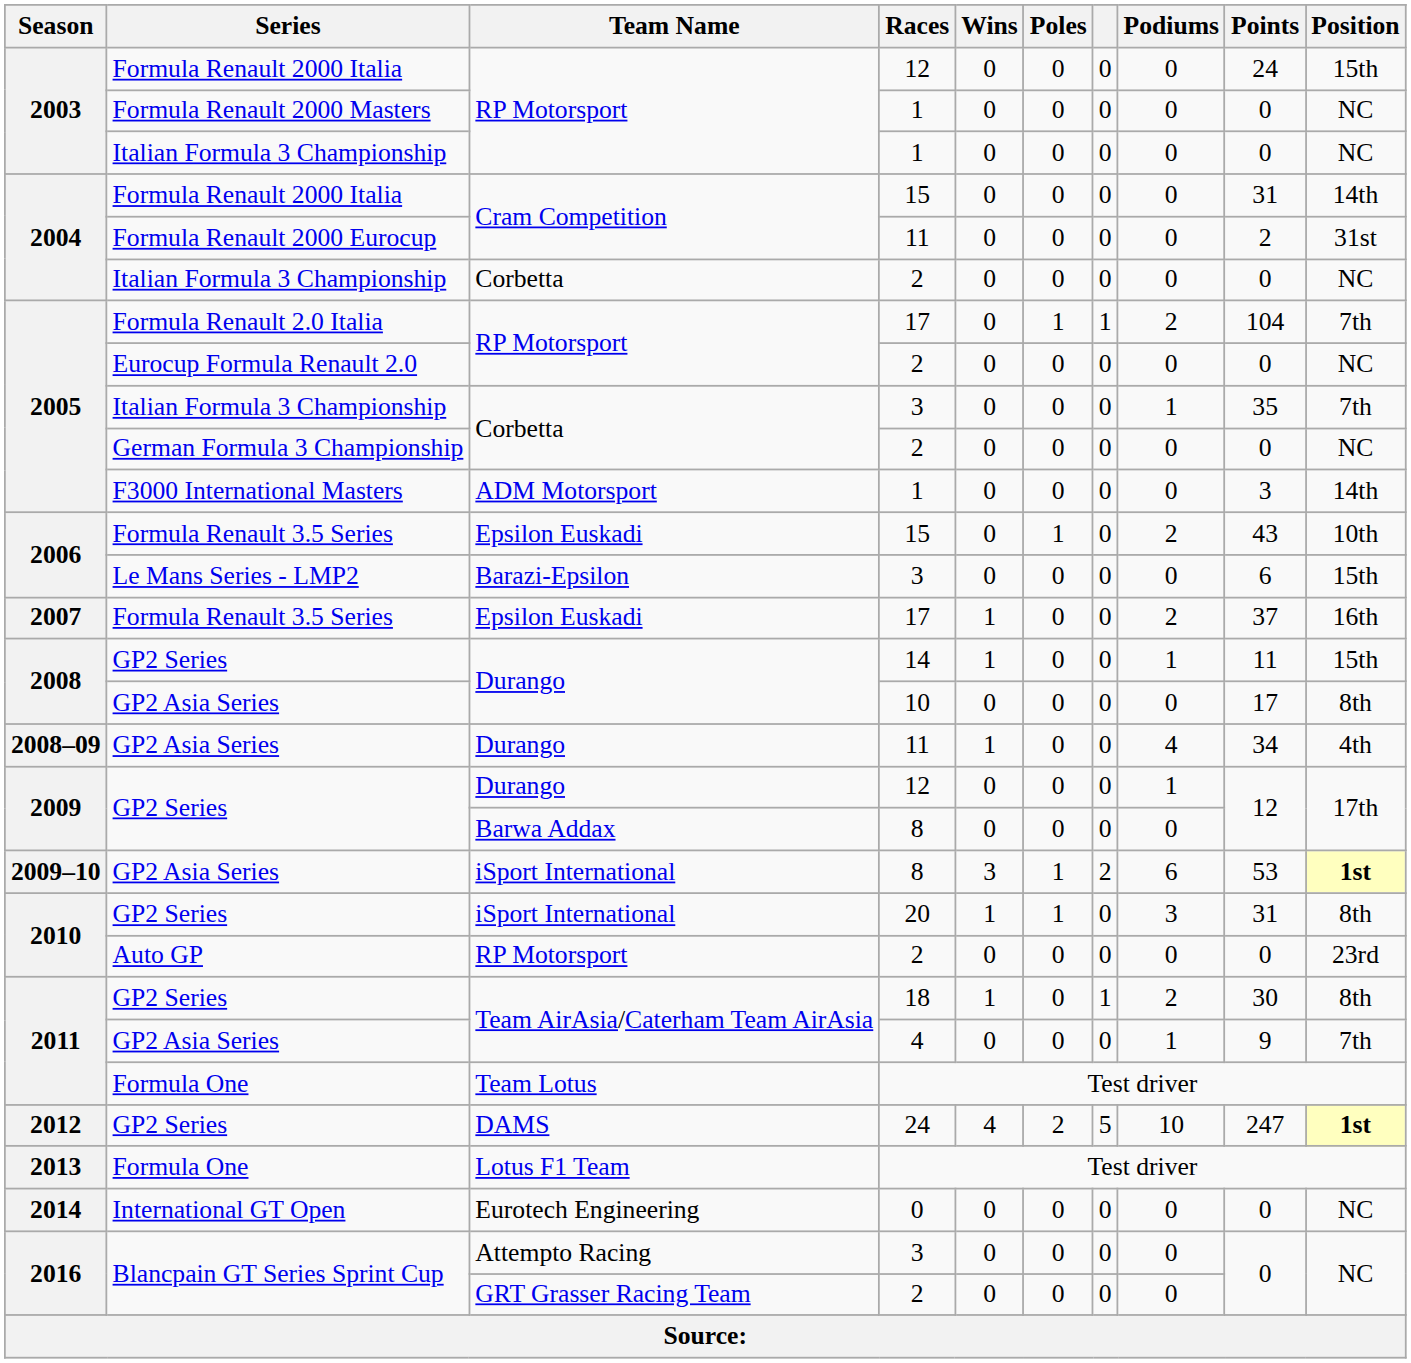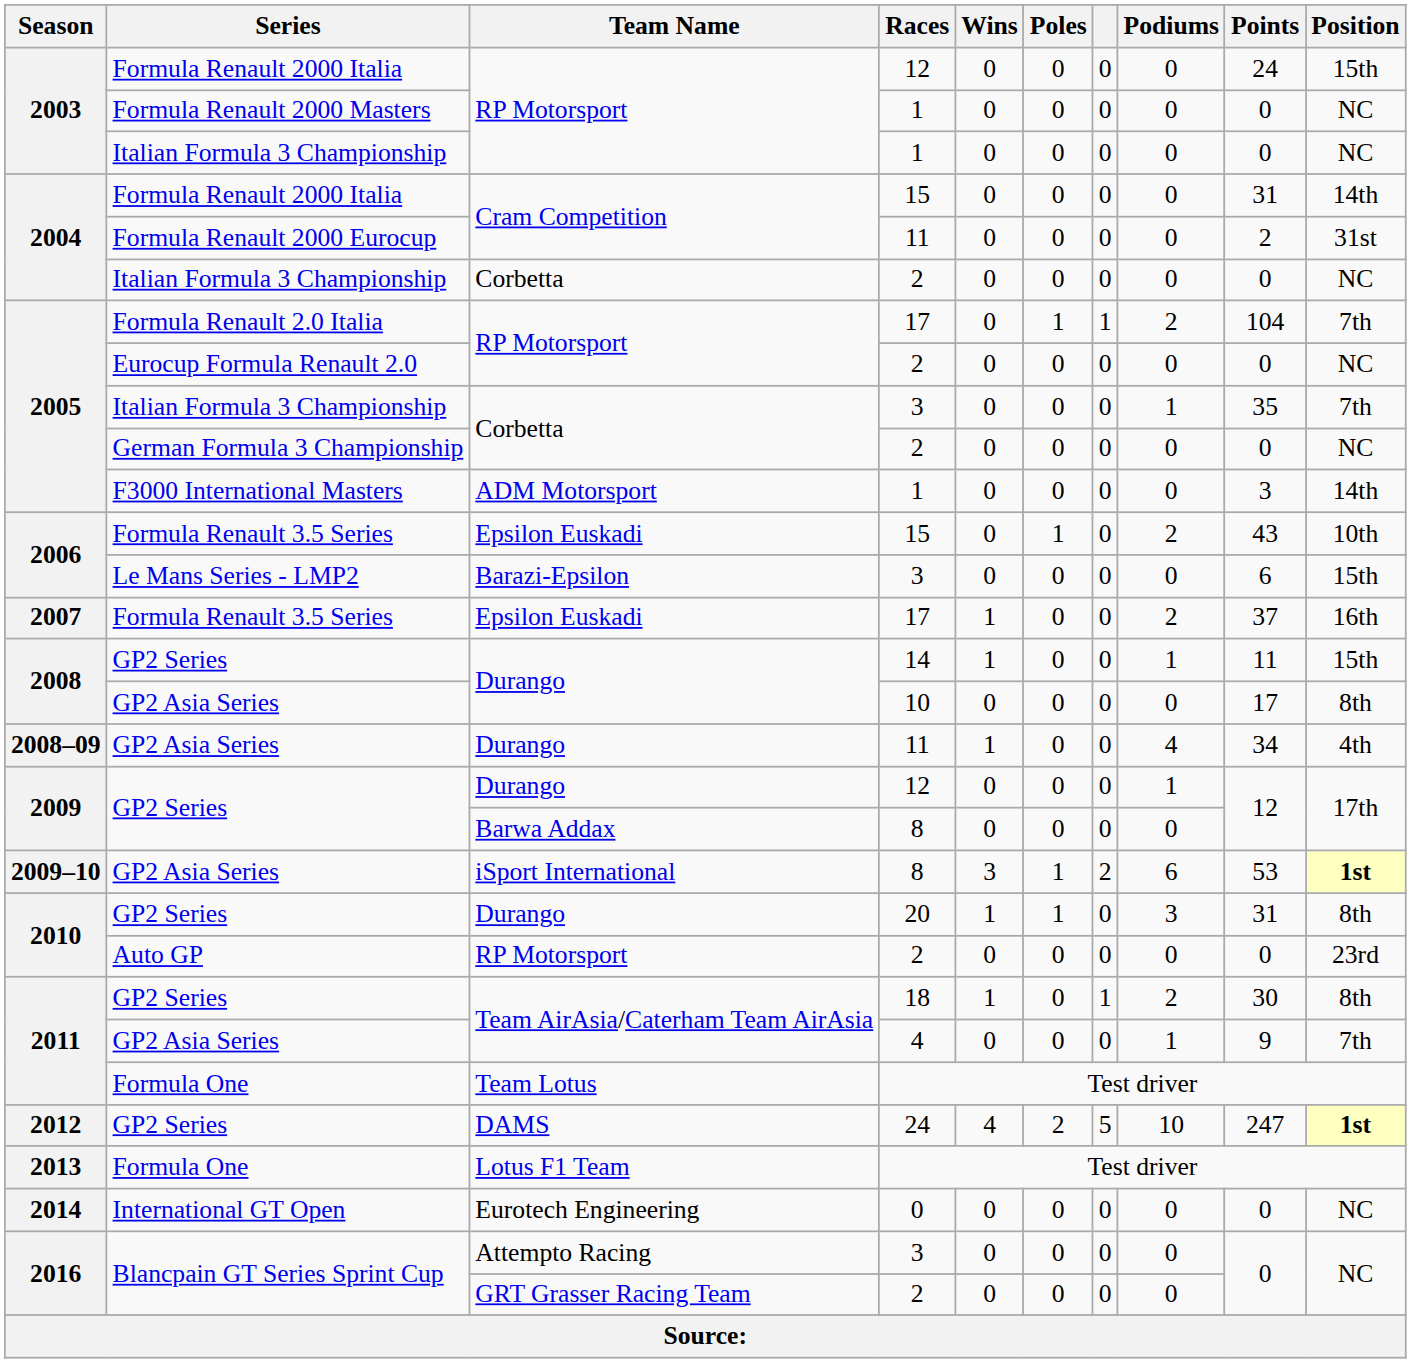(575, 913) iSport International -> (520, 913) Durango
